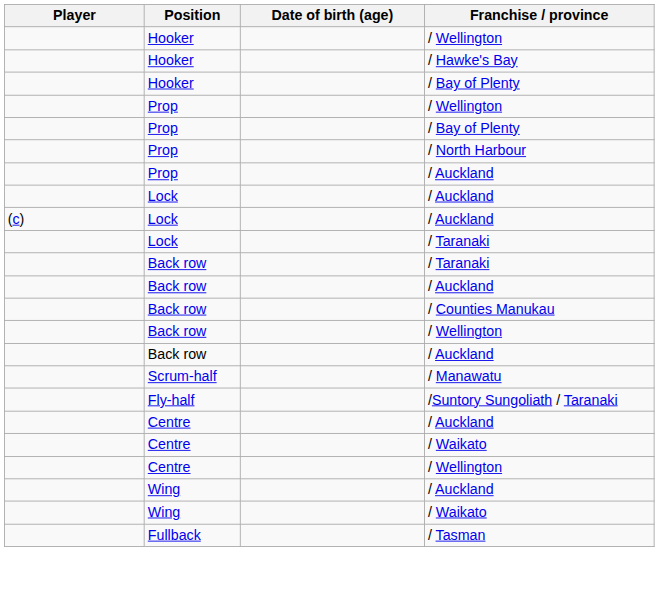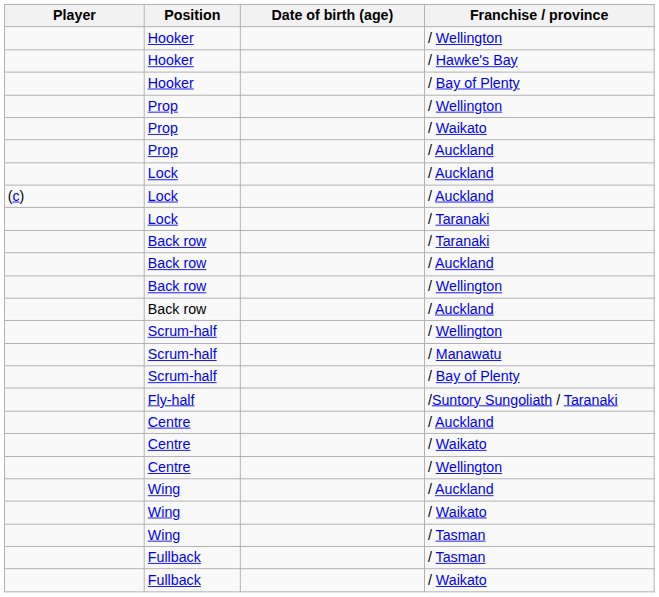+ row: (163, 128)
- row: (163, 128)
- row: (163, 151)
- row: (177, 309)
+ row: (182, 331)
+ row: (182, 377)
+ row: (164, 535)
+ row: (174, 580)
